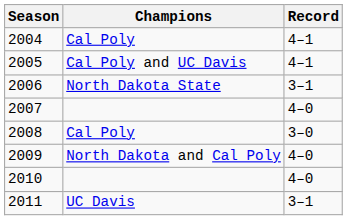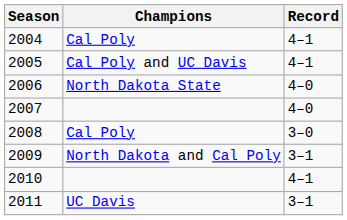(301, 86) 3–1 -> (301, 86) 4–0
(301, 156) 4–0 -> (301, 156) 3–1
(301, 179) 4–0 -> (301, 179) 4–1
